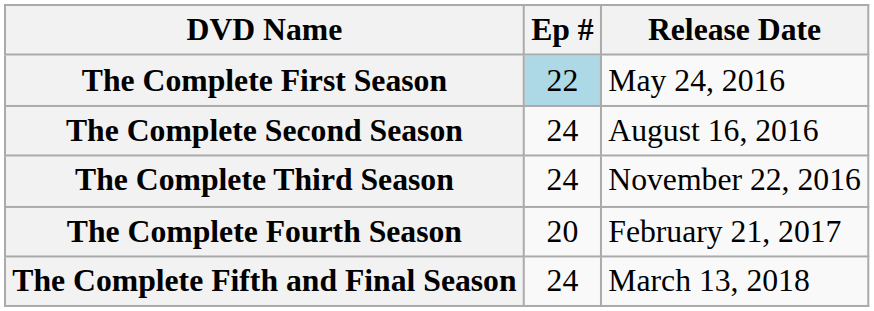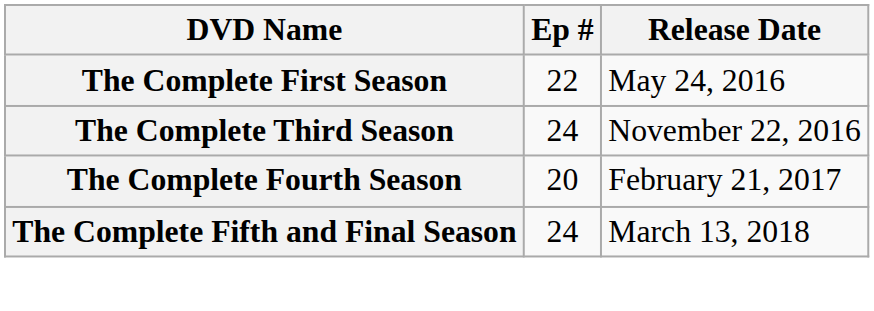(562, 79) lightblue background -> (562, 79) no background
- row: (264, 130)
